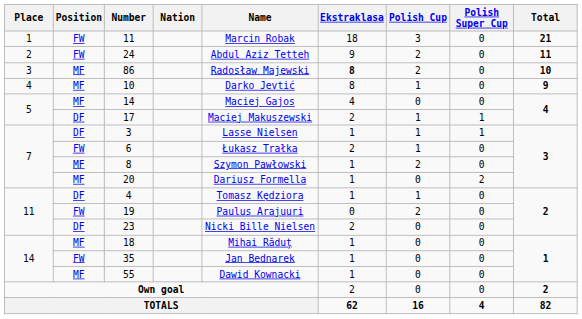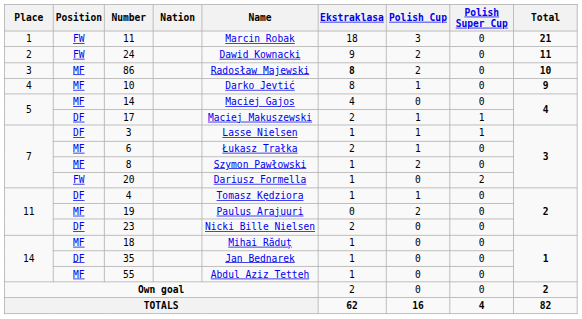(260, 55) Abdul Aziz Tetteh -> (260, 55) Dawid Kownacki
(79, 149) FW -> (79, 149) MF
(79, 180) MF -> (79, 180) FW
(79, 211) FW -> (79, 211) MF
(79, 258) FW -> (79, 258) DF
(260, 274) Dawid Kownacki -> (260, 274) Abdul Aziz Tetteh
